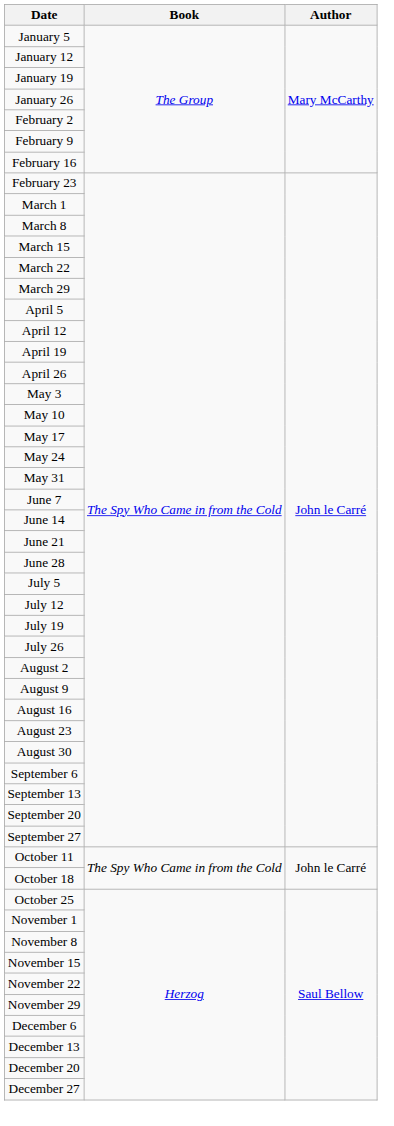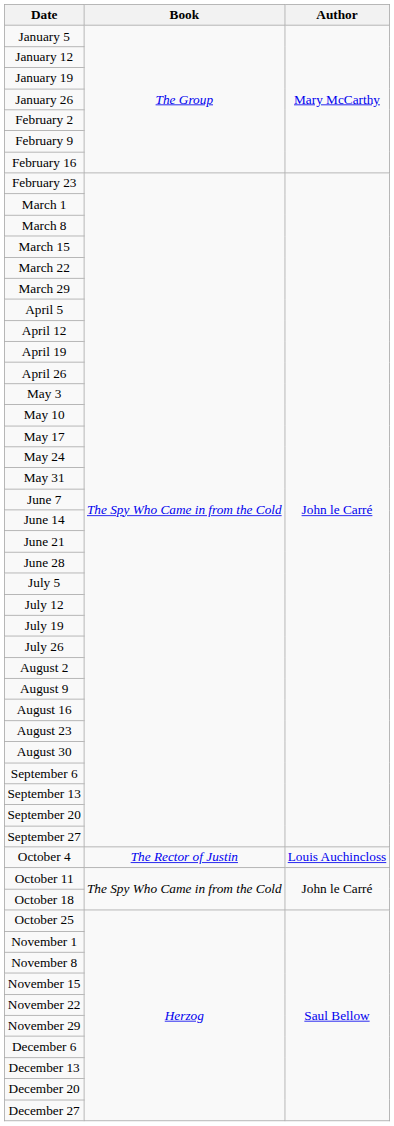+ row: (44, 857)
